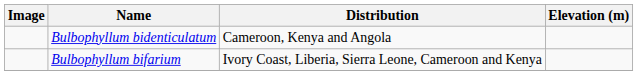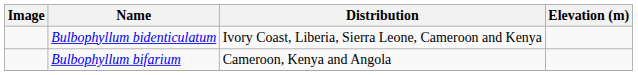(307, 37) Cameroon, Kenya and Angola -> (382, 37) Ivory Coast, Liberia, Sierra Leone, Cameroon and Kenya
(382, 59) Ivory Coast, Liberia, Sierra Leone, Cameroon and Kenya -> (307, 59) Cameroon, Kenya and Angola
